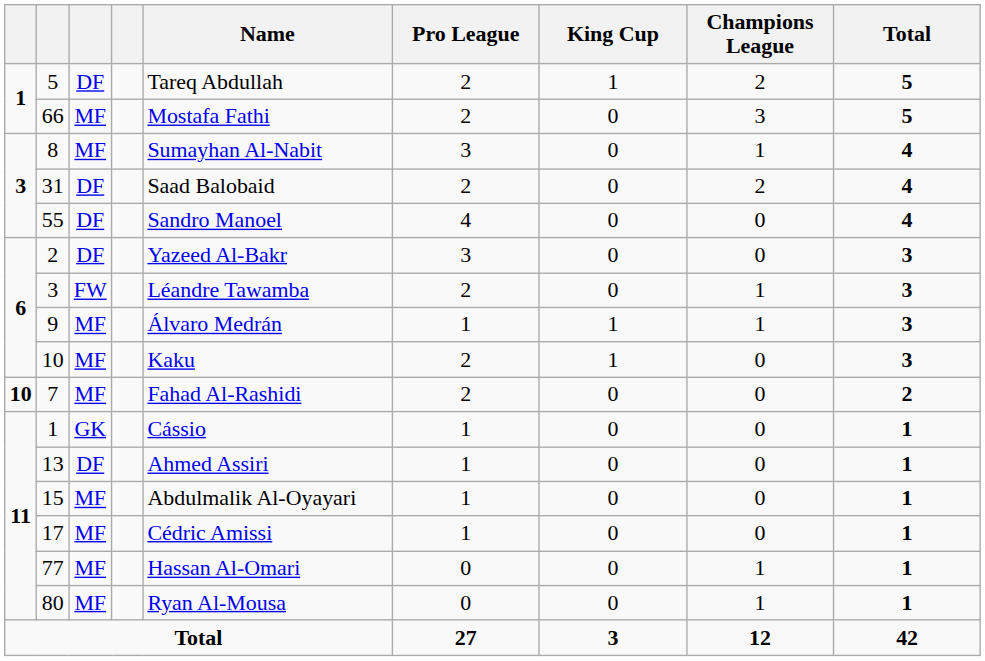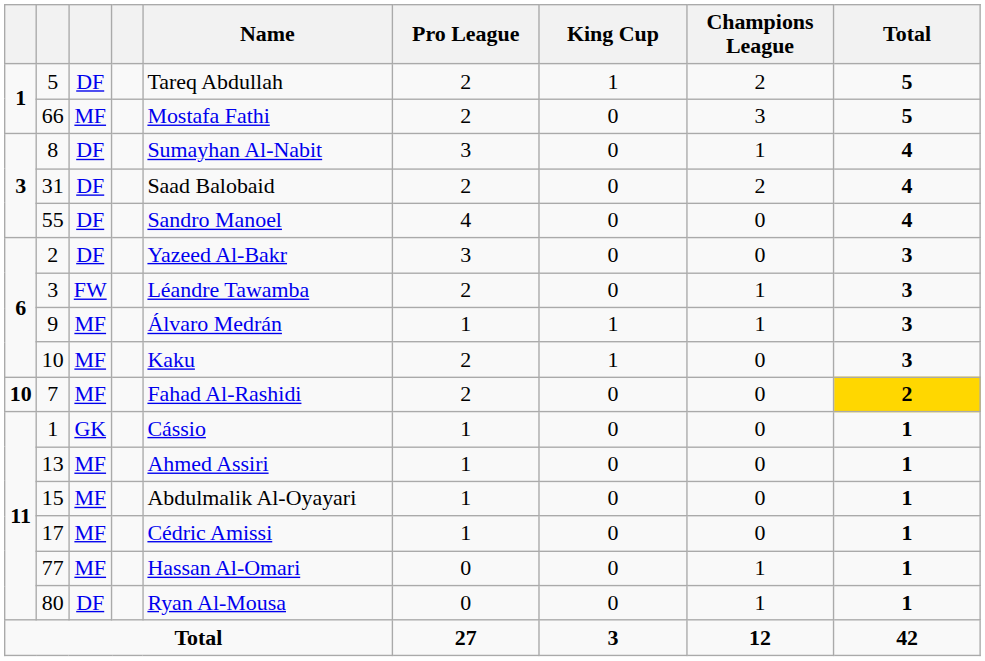(90, 150) MF -> (90, 150) DF
(907, 394) no background -> (907, 394) gold background
(90, 463) DF -> (90, 463) MF
(90, 602) MF -> (90, 602) DF
